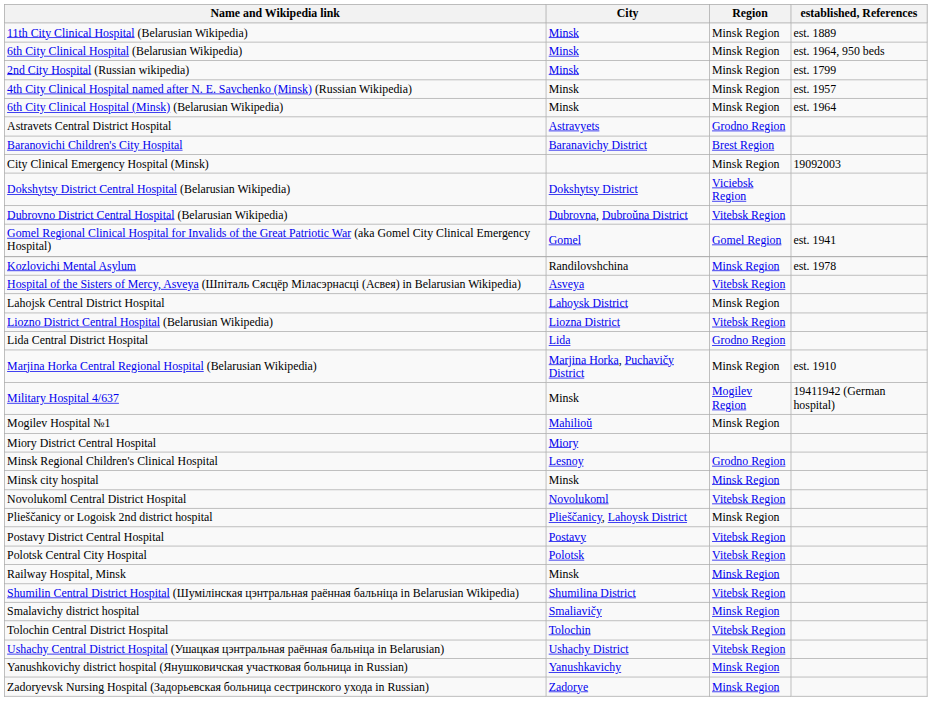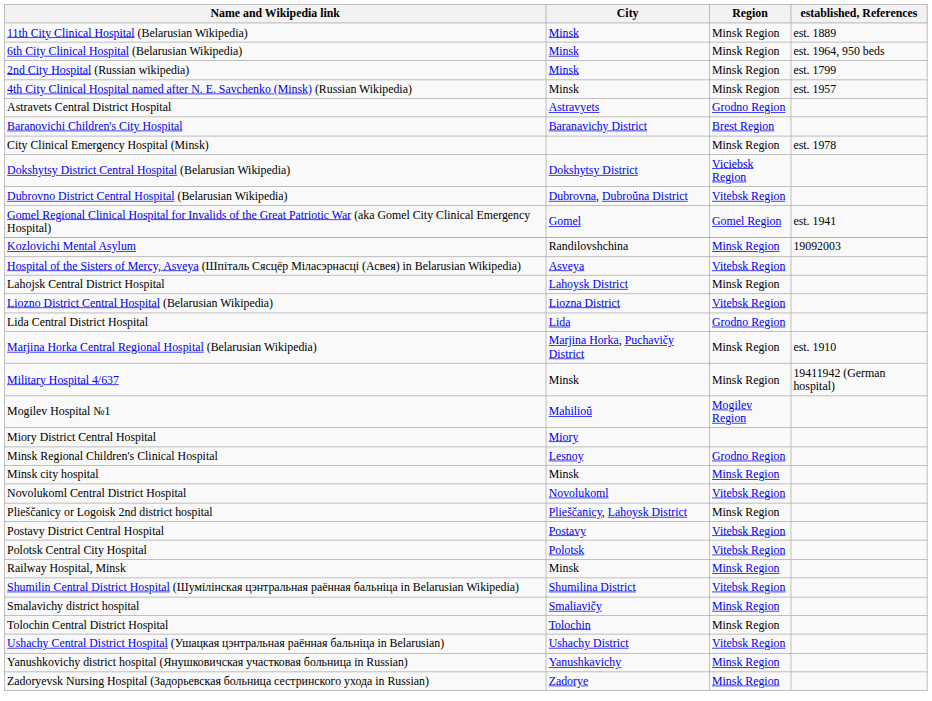- row: (145, 107)
(817, 164) 19092003 -> (815, 145) est. 1978
(815, 265) est. 1978 -> (817, 247) 19092003
(732, 398) Mogilev Region -> (746, 379) Minsk Region
(746, 423) Minsk Region -> (732, 411) Mogilev Region
(749, 630) Vitebsk Region -> (746, 625) Minsk Region
